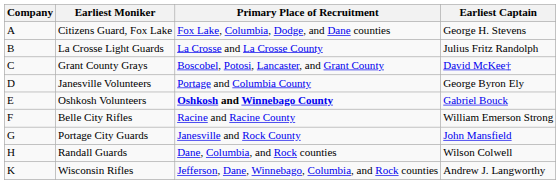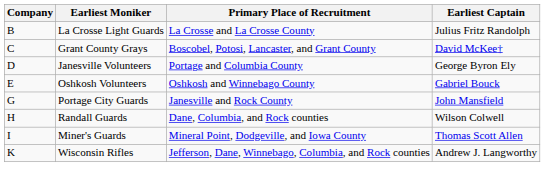- row: (115, 30)
(255, 100) bold -> (242, 83) normal
- row: (95, 118)
+ row: (92, 135)
